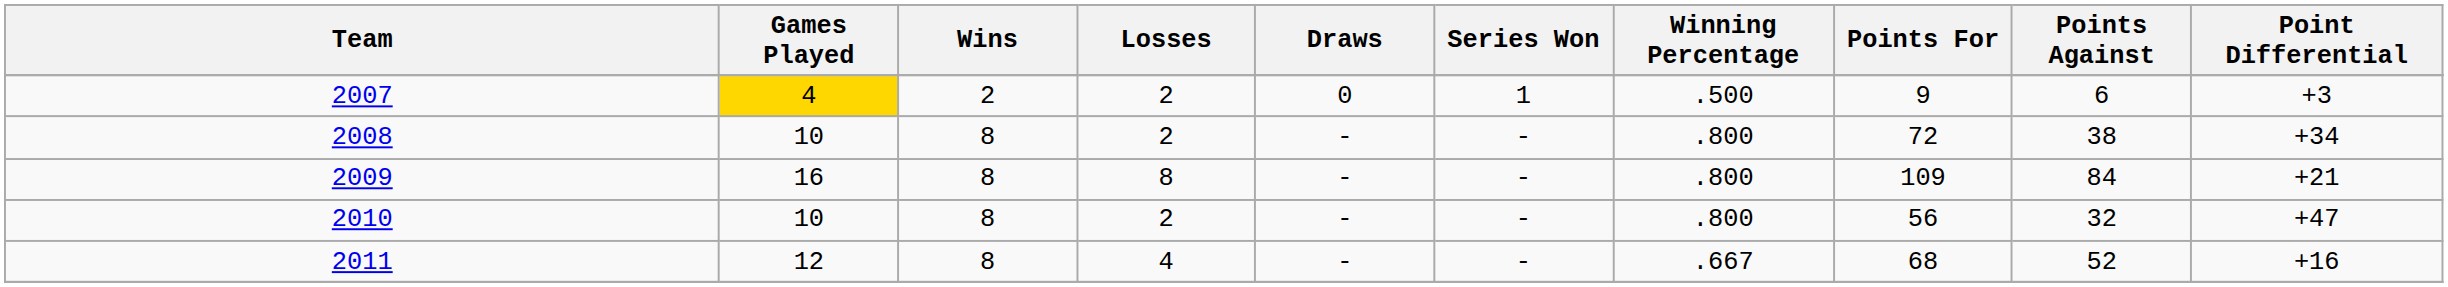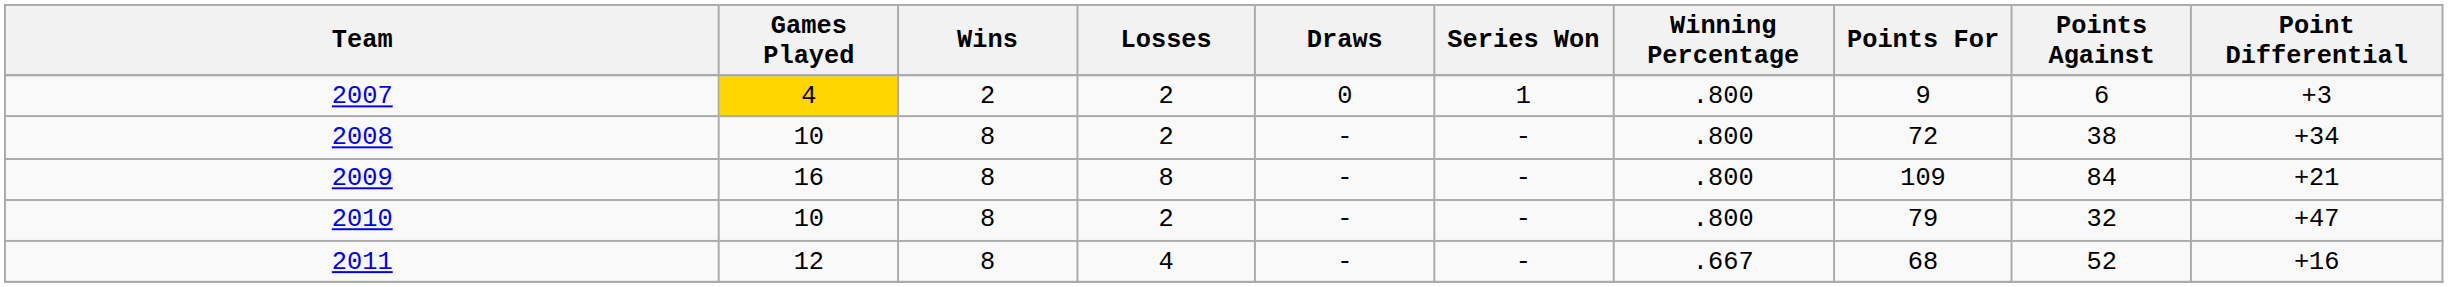(1723, 96) .500 -> (1723, 96) .800
(1923, 220) 56 -> (1923, 220) 79
